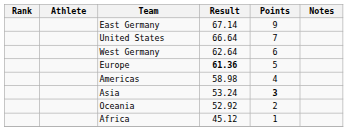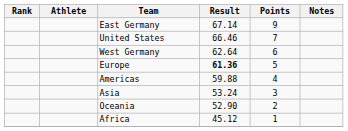(225, 38) 66.64 -> (225, 38) 66.46
(225, 79) 58.98 -> (225, 79) 59.88
(275, 92) bold -> (275, 92) normal
(225, 106) 52.92 -> (225, 106) 52.90
